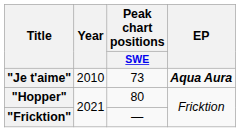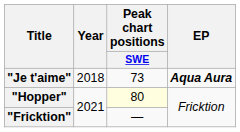(91, 78) 2010 -> (91, 78) 2018
(137, 97) no background -> (137, 97) lightyellow background
